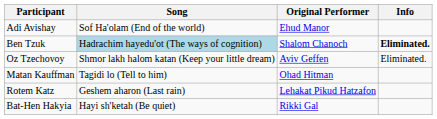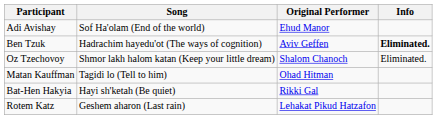(170, 43) lightblue background -> (170, 43) no background
(313, 43) Shalom Chanoch -> (304, 43) Aviv Geffen
(304, 59) Aviv Geffen -> (313, 59) Shalom Chanoch
rows swapped: (39, 106) <-> (30, 91)
